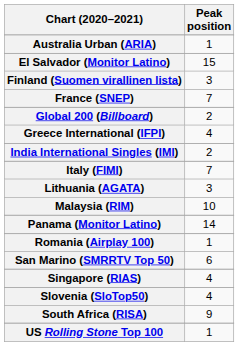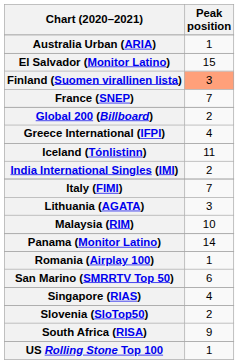(209, 80) no background -> (209, 80) lightsalmon background
+ row: (94, 152)
(209, 296) 4 -> (209, 314) 2
